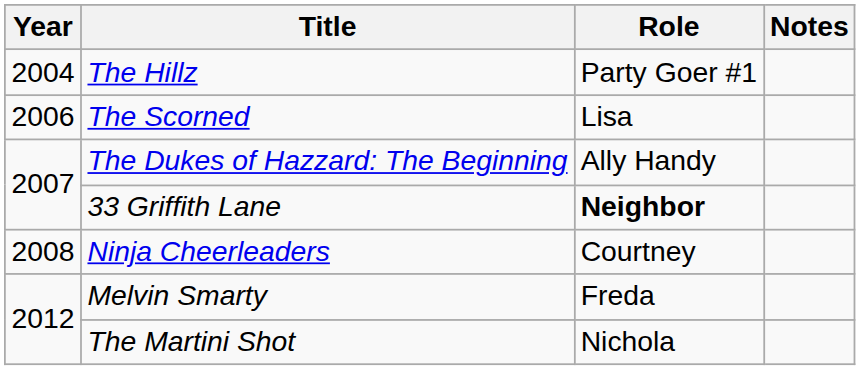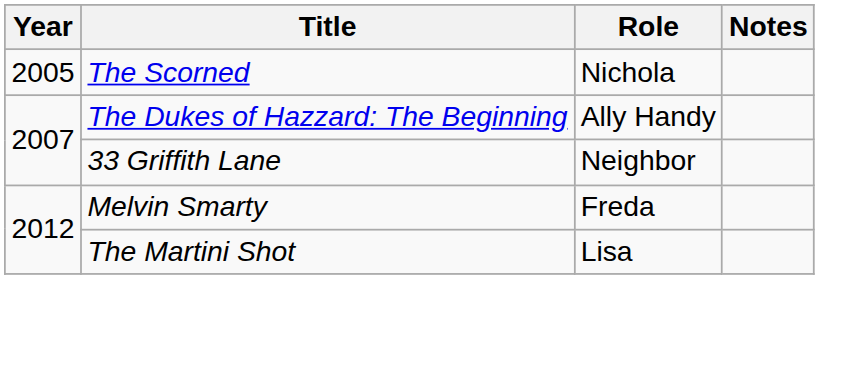- row: (143, 71)
(43, 116) 2006 -> (43, 71) 2005
(607, 116) Lisa -> (628, 71) Nichola
(643, 206) bold -> (638, 161) normal
- row: (209, 251)
(628, 341) Nichola -> (607, 251) Lisa
